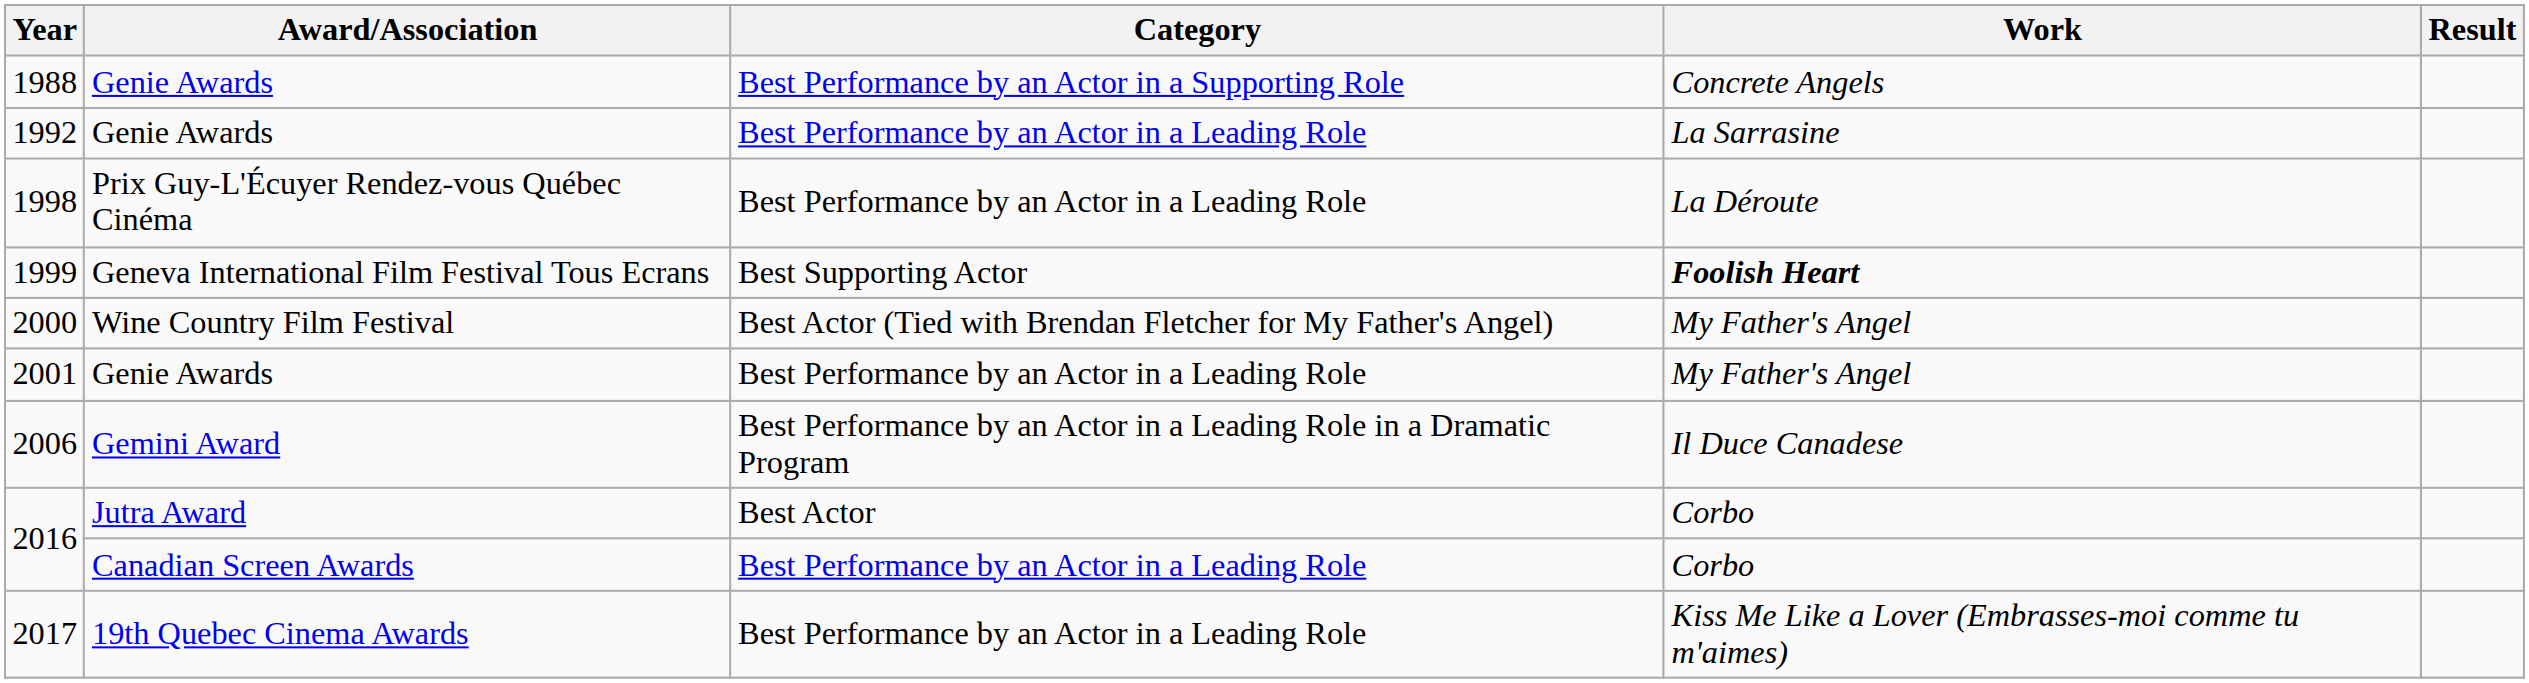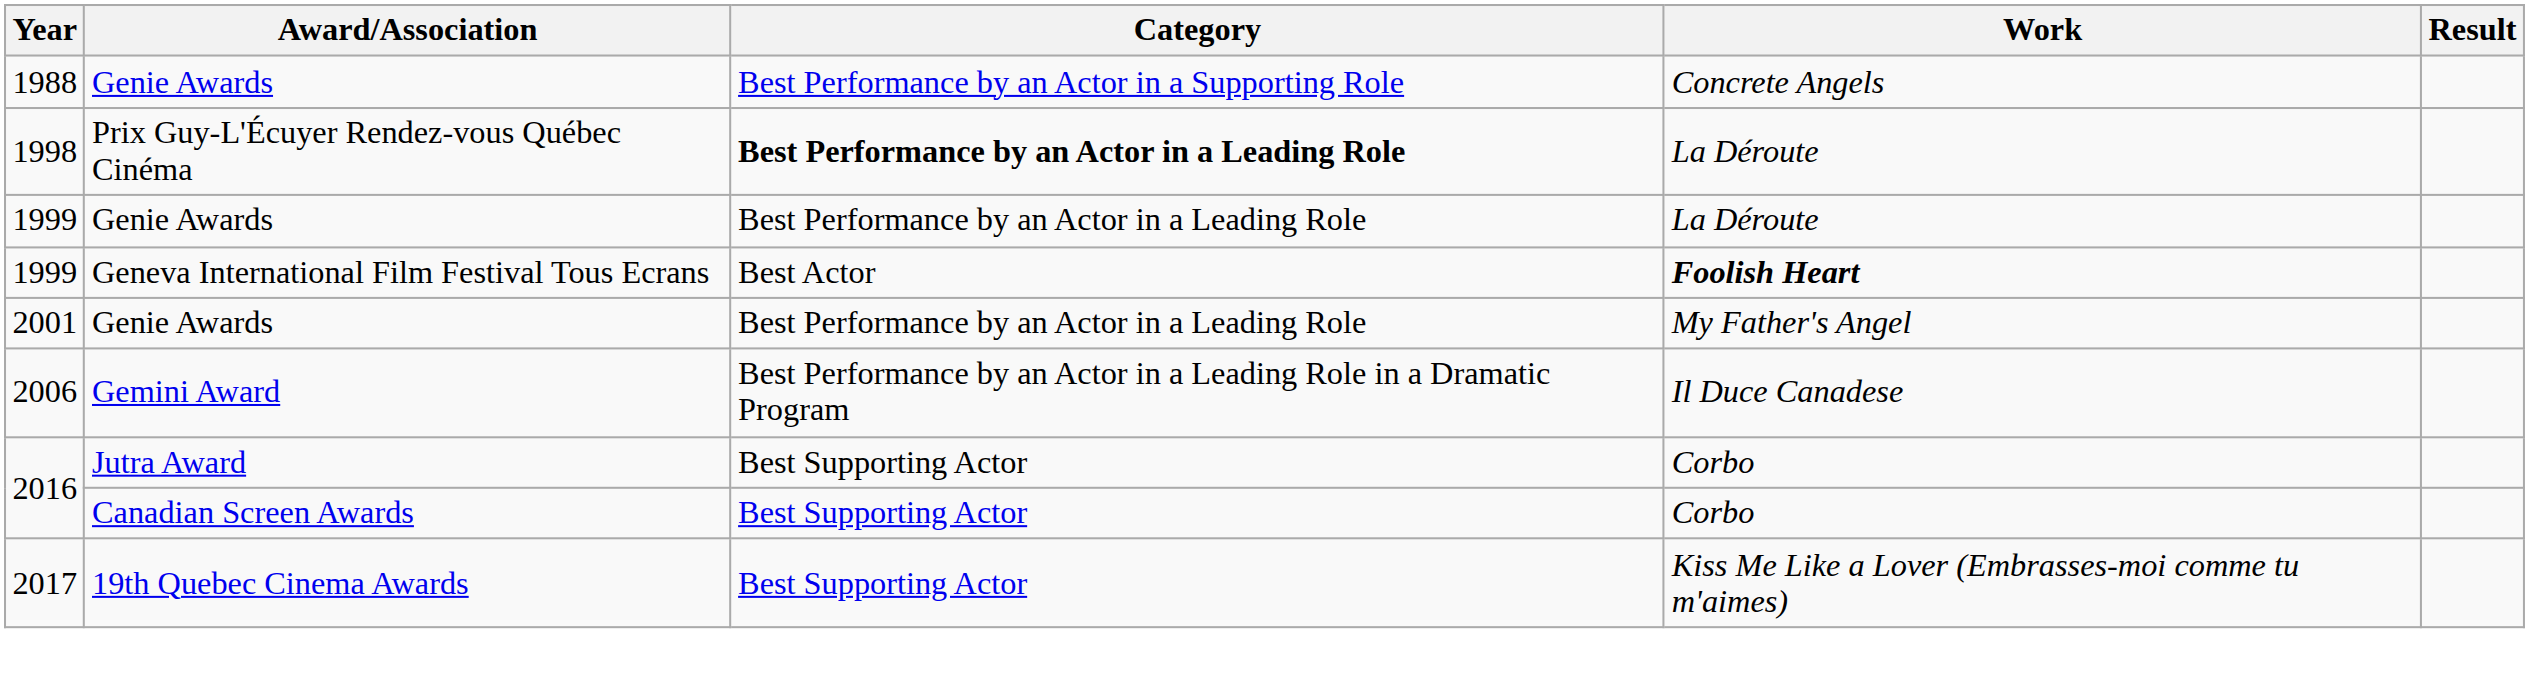- row: (45, 132)
(1052, 202) normal -> (1072, 150) bold
+ row: (45, 220)
(883, 271) Best Supporting Actor -> (807, 271) Best Actor
- row: (45, 322)
(807, 512) Best Actor -> (883, 461) Best Supporting Actor
(1052, 564) Best Performance by an Actor in a Leading Role -> (883, 512) Best Supporting Actor
(1052, 633) Best Performance by an Actor in a Leading Role -> (883, 582) Best Supporting Actor
